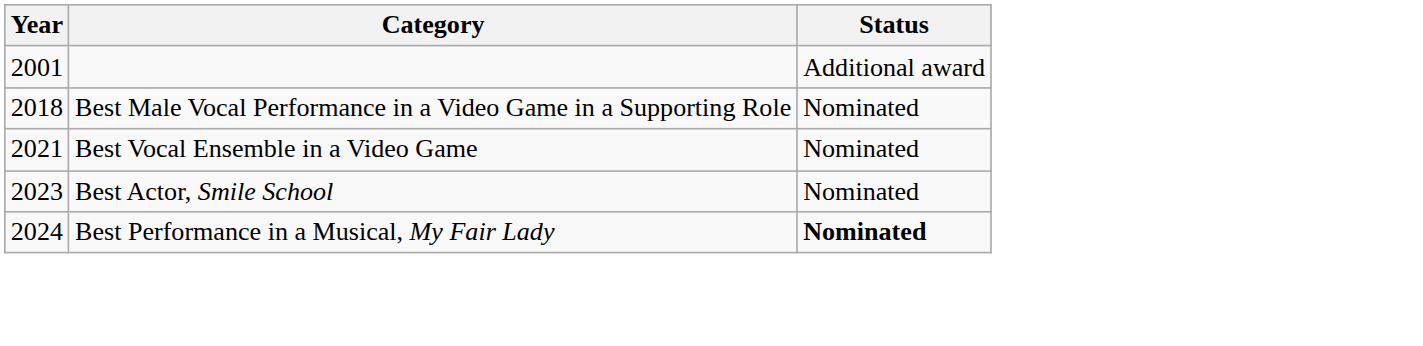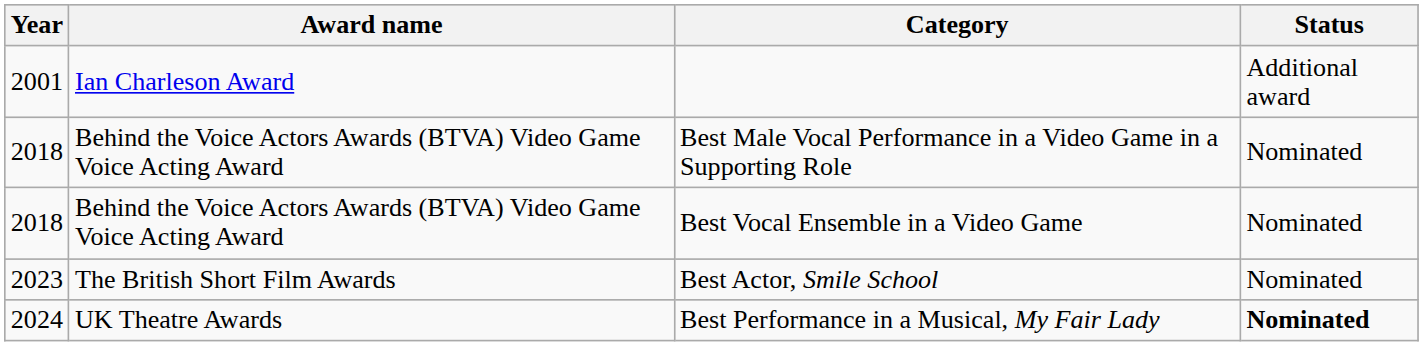+ column: (372, 25)
(37, 149) 2021 -> (37, 222) 2018
